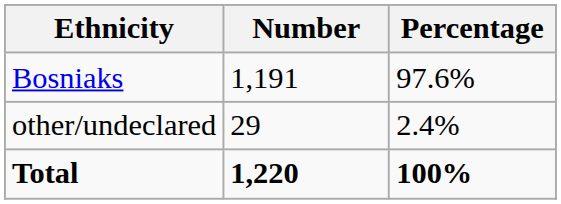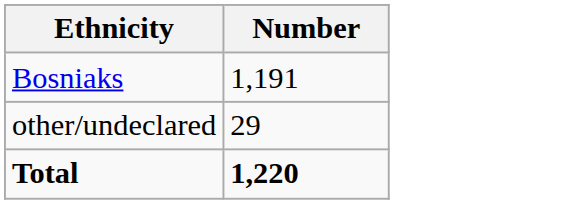- column: (472, 28)
